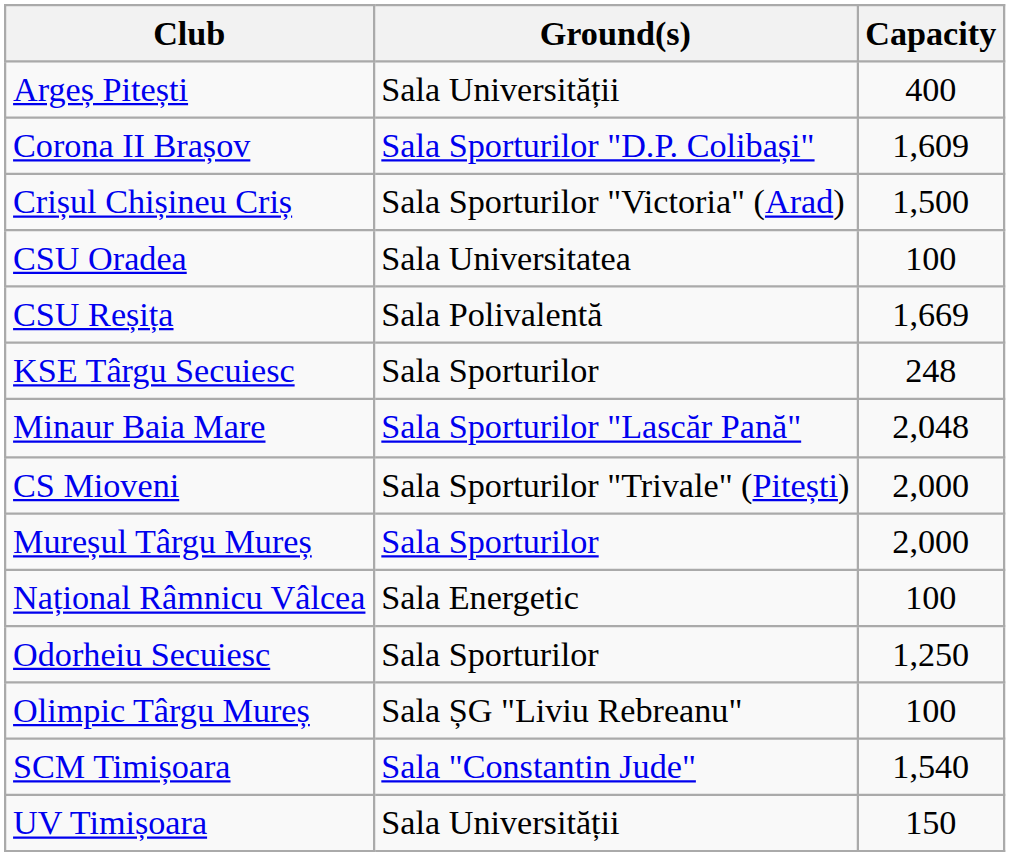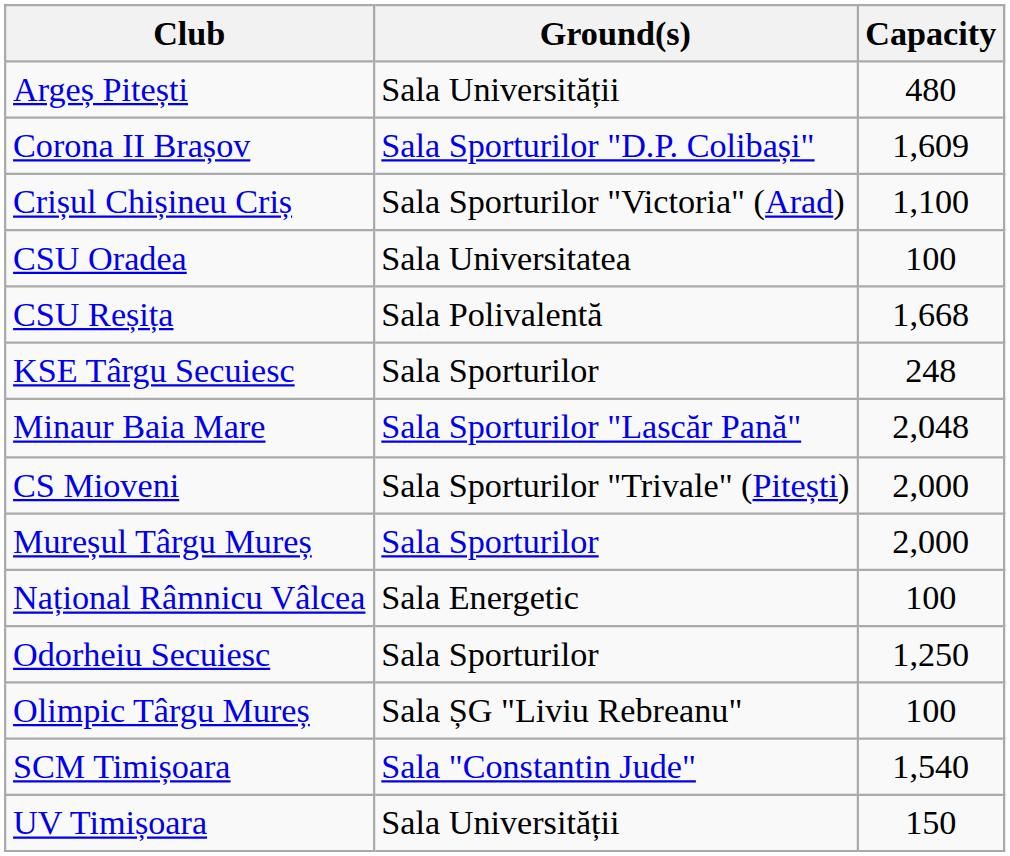(931, 89) 400 -> (931, 89) 480
(931, 202) 1,500 -> (931, 202) 1,100
(931, 314) 1,669 -> (931, 314) 1,668
